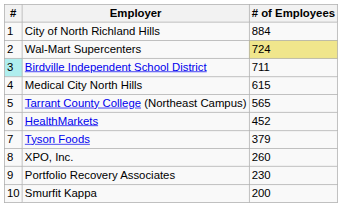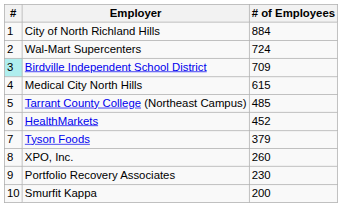(261, 49) khaki background -> (261, 49) no background
(261, 67) 711 -> (261, 67) 709
(261, 103) 565 -> (261, 103) 485
